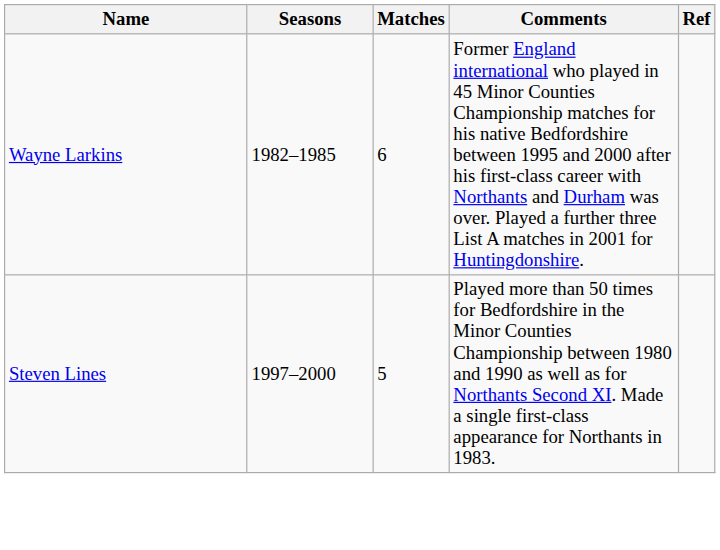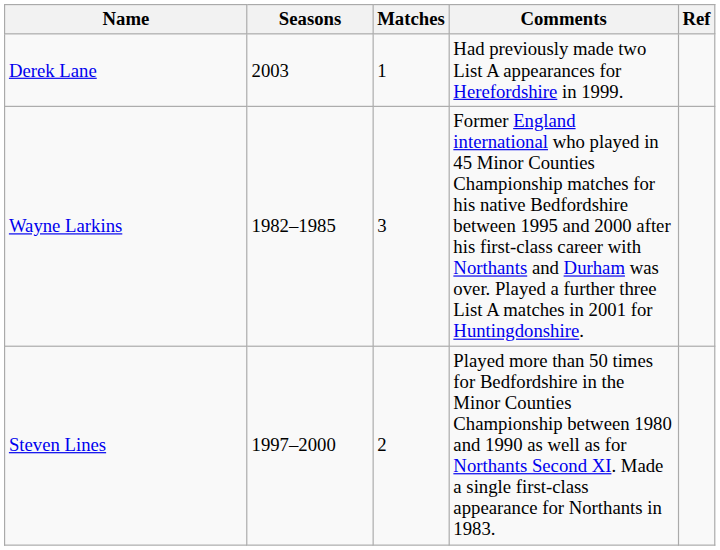+ row: (53, 70)
(382, 154) 6 -> (382, 226) 3
(382, 373) 5 -> (382, 445) 2
